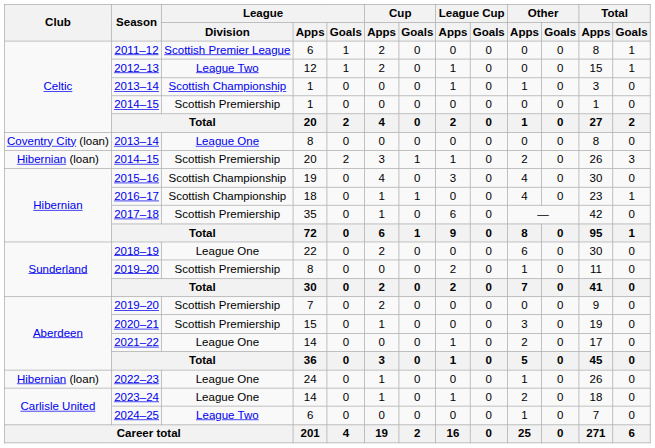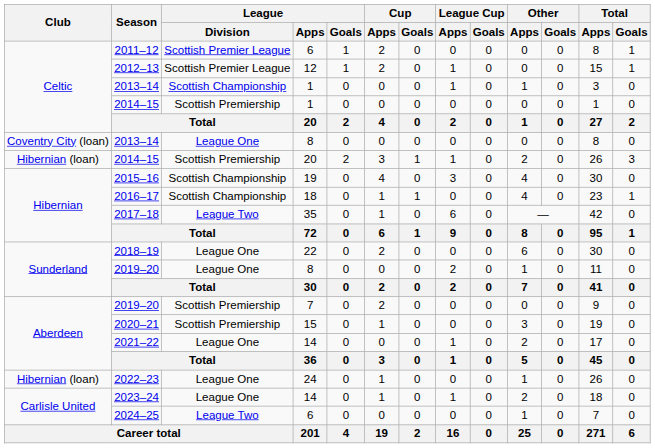(227, 68) League Two -> (227, 68) Scottish Premier League
(227, 214) Scottish Premiership -> (227, 214) League Two
(227, 269) Scottish Premiership -> (227, 269) League One
